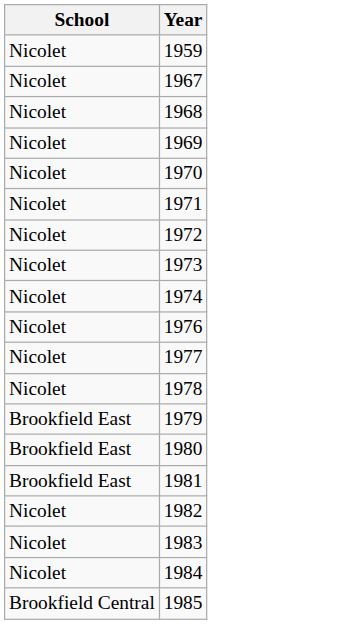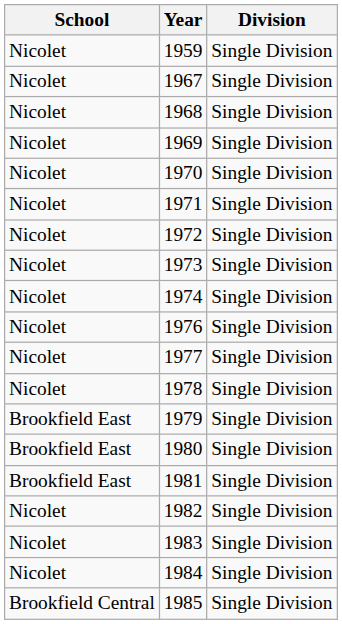+ column: (272, 19)
